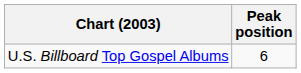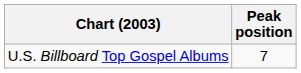(264, 56) 6 -> (264, 56) 7
